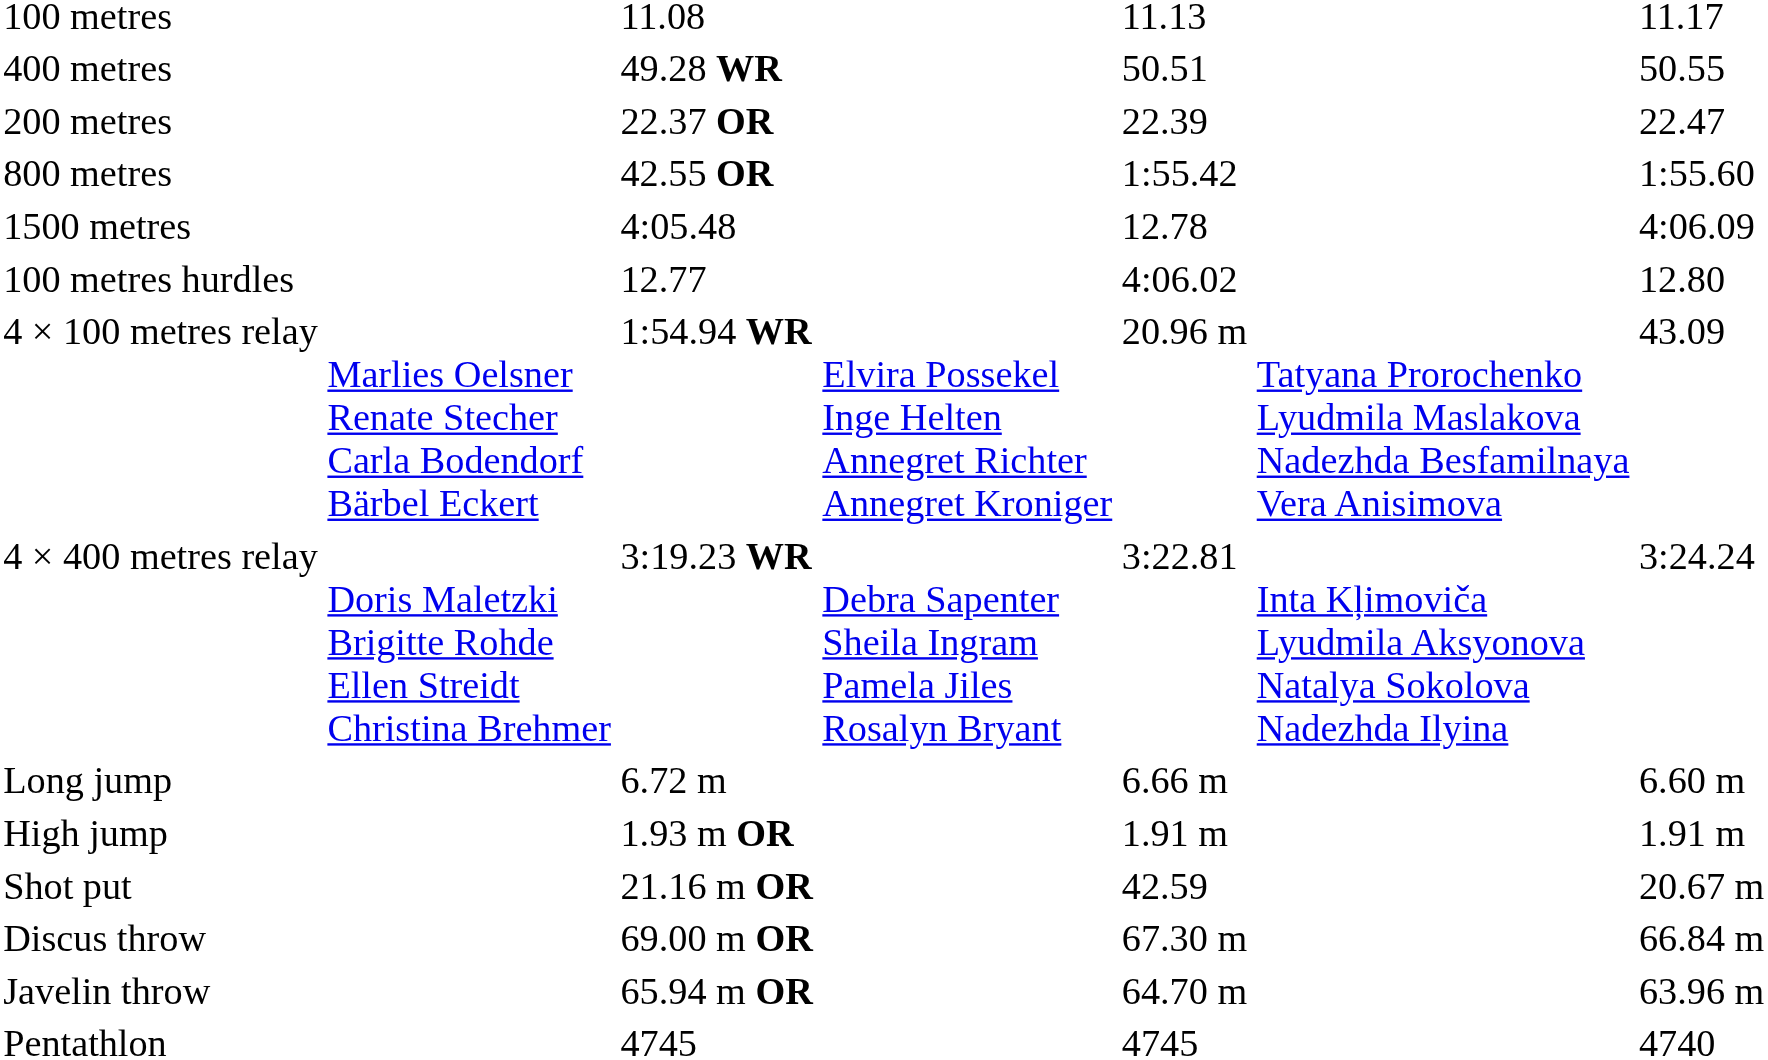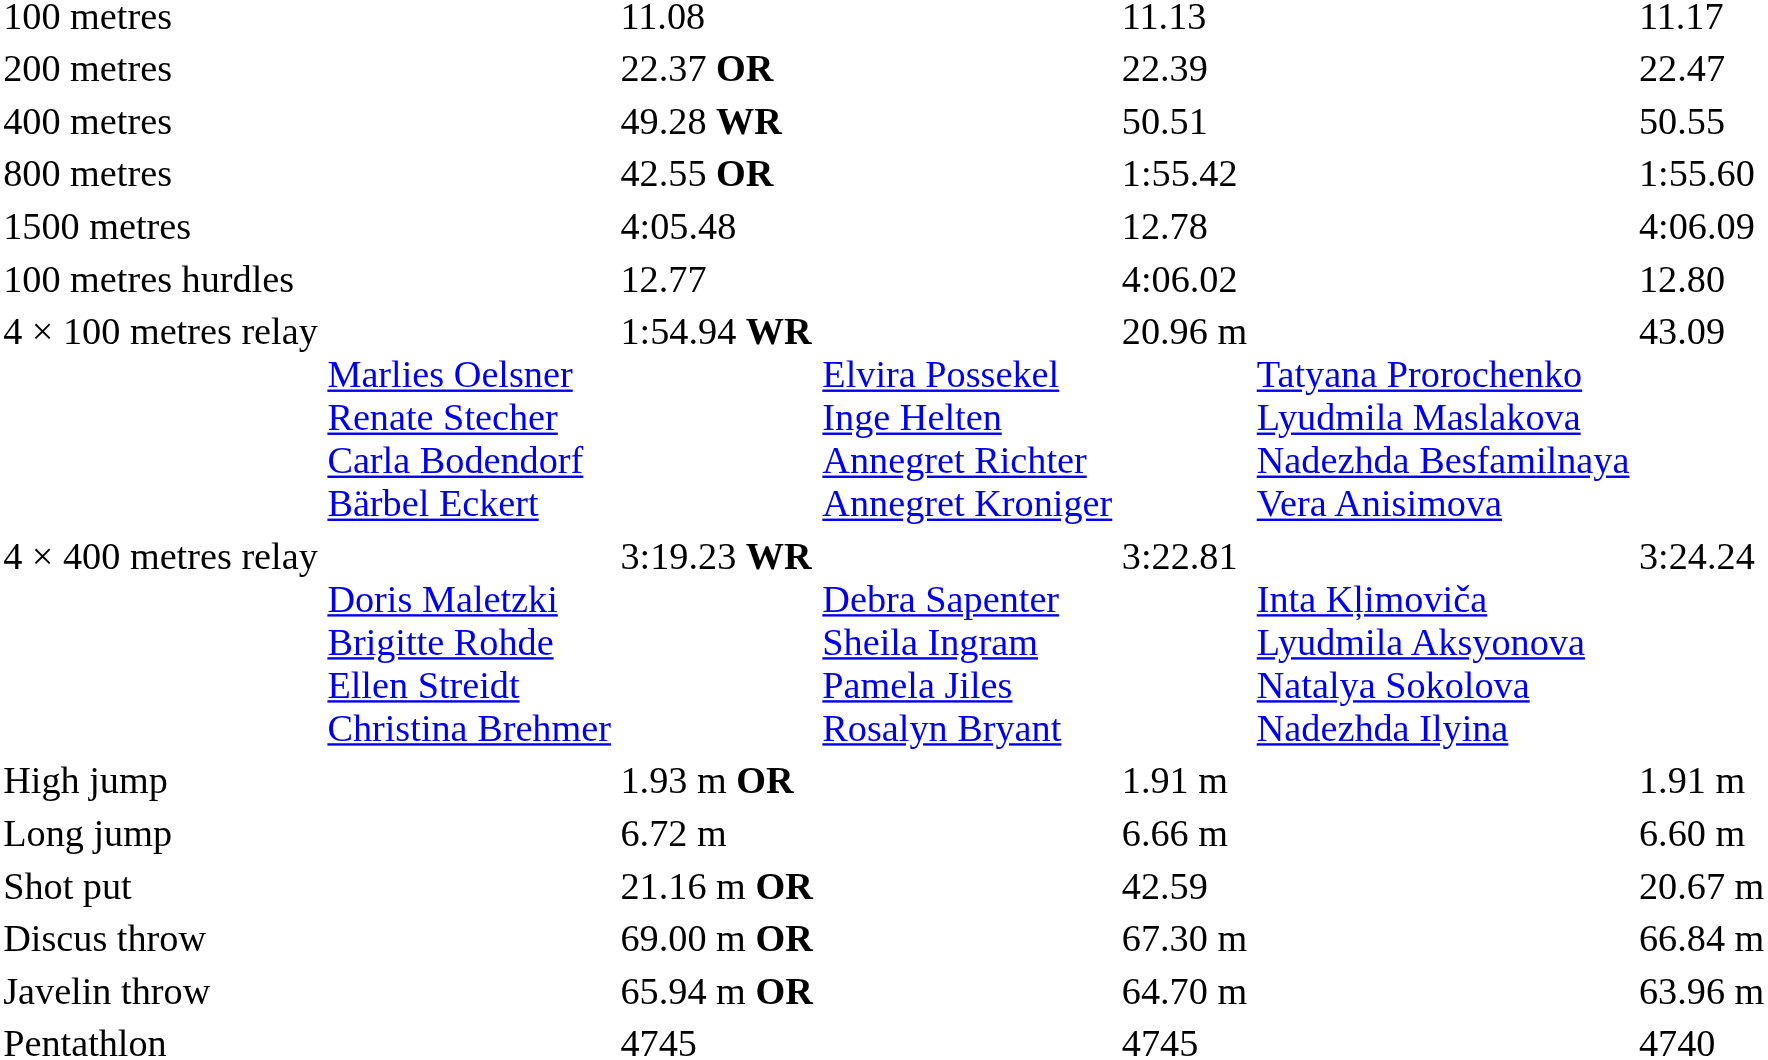rows swapped: (88, 121) <-> (88, 68)
rows swapped: (85, 833) <-> (88, 780)
